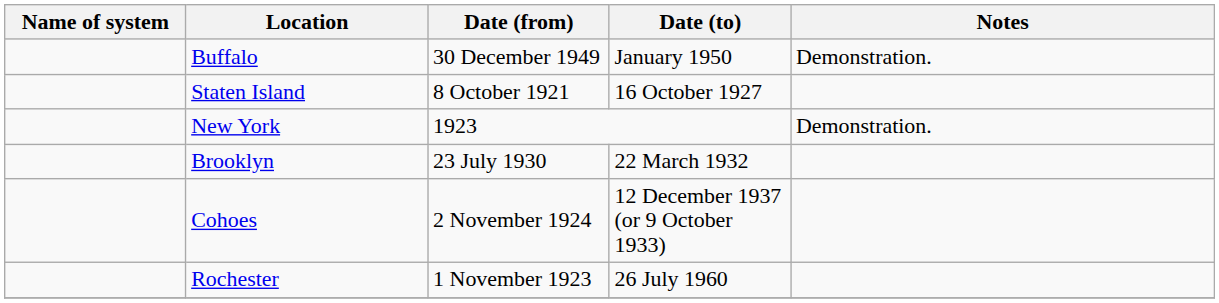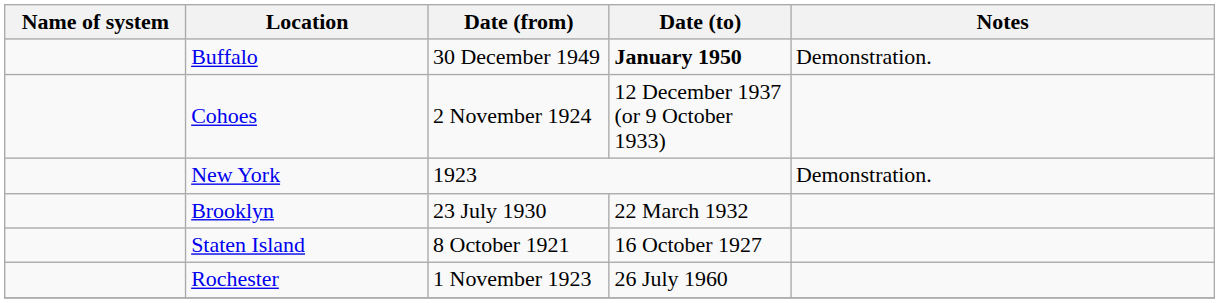(673, 56) normal -> (678, 56) bold
rows swapped: (224, 220) <-> (248, 91)
